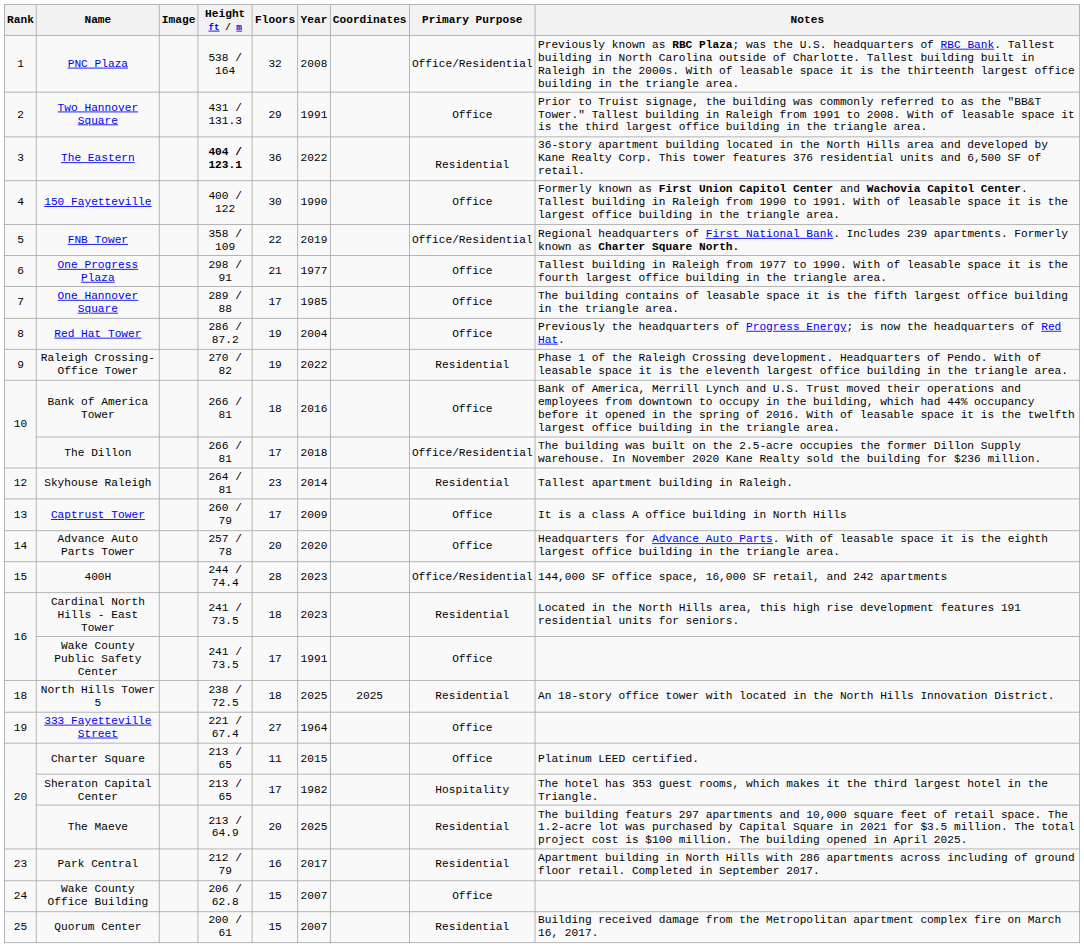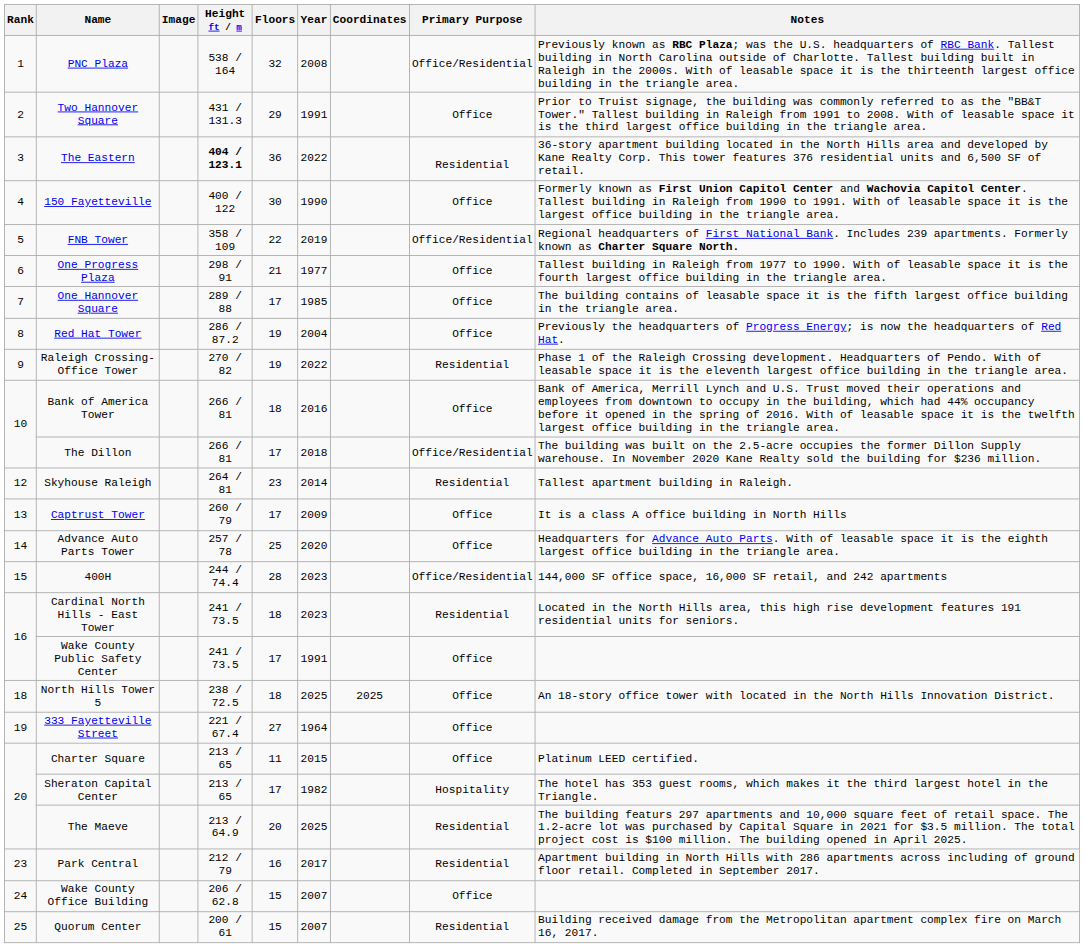(275, 546) 20 -> (275, 546) 25
(472, 696) Residential -> (472, 696) Office
